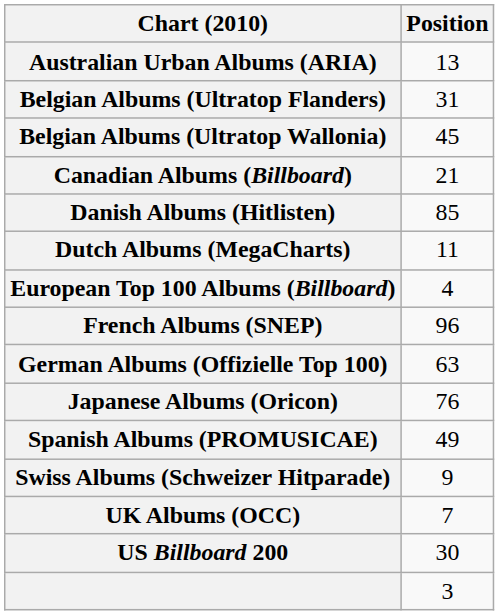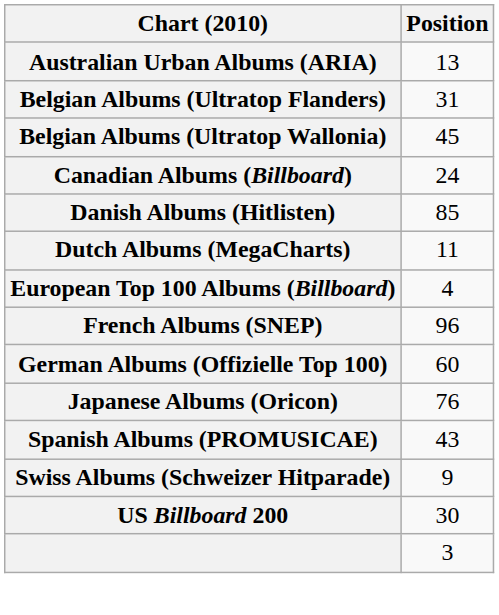(447, 174) 21 -> (447, 174) 24
(447, 363) 63 -> (447, 363) 60
(447, 439) 49 -> (447, 439) 43
- row: (203, 514)
